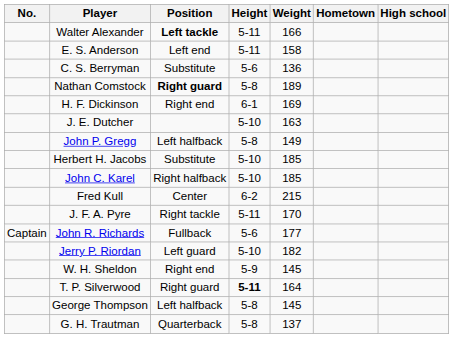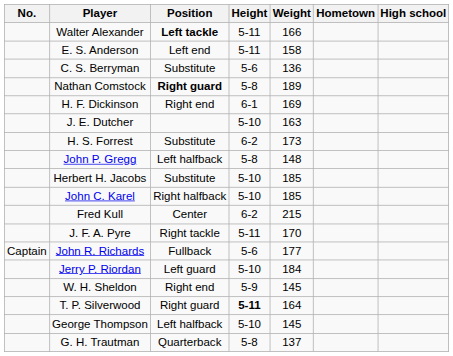+ row: (100, 141)
(292, 141) 149 -> (292, 159) 148
(292, 251) 182 -> (292, 269) 184
(249, 305) 5-8 -> (249, 324) 5-10
